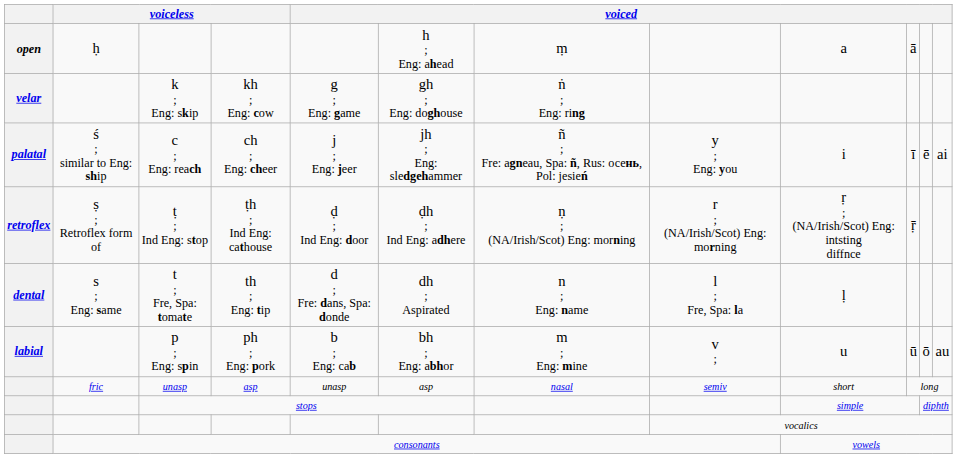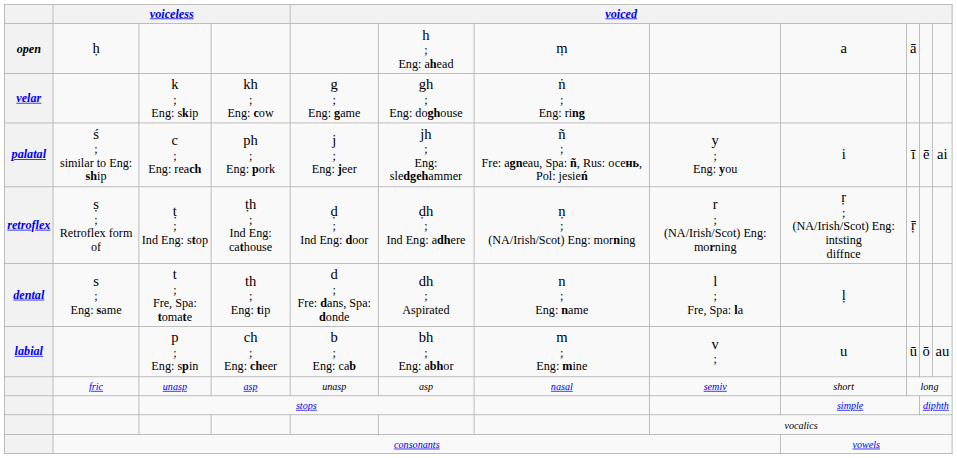(251, 154) ch ; Eng: cheer -> (251, 154) ph ; Eng: pork
(251, 351) ph ; Eng: pork -> (251, 351) ch ; Eng: cheer
